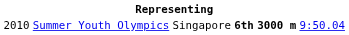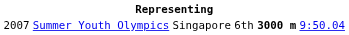(16, 25) 2010 -> (16, 25) 2007
(244, 25) bold -> (244, 25) normal
